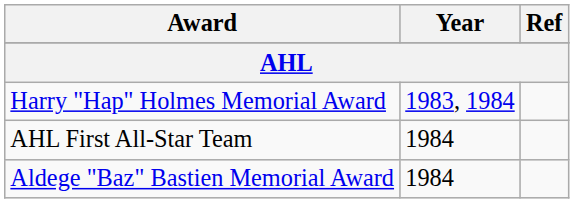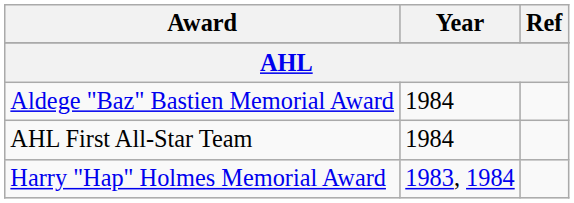rows swapped: (198, 100) <-> (202, 178)
